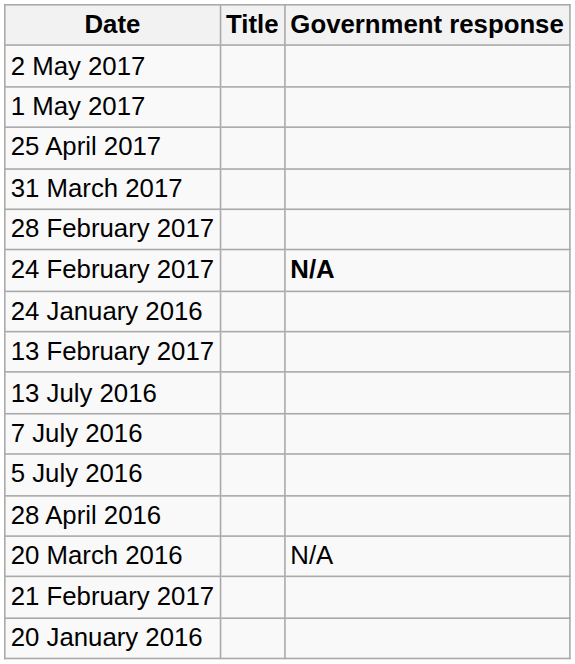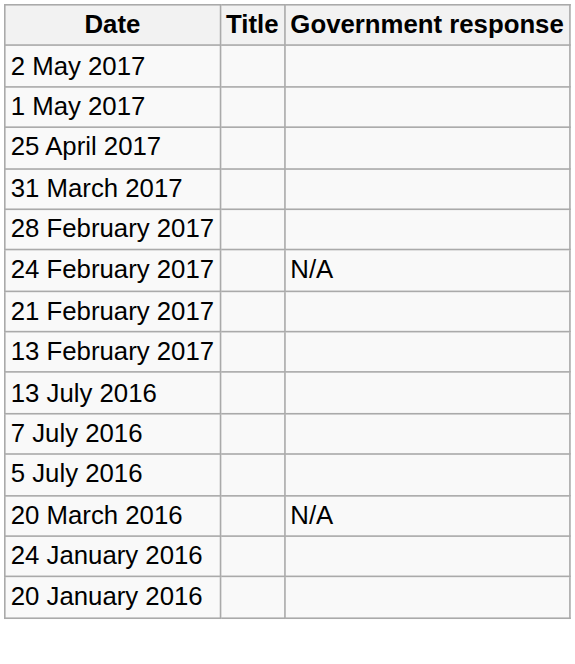(313, 270) bold -> (312, 270) normal
rows swapped: (112, 596) <-> (107, 310)
- row: (86, 515)
